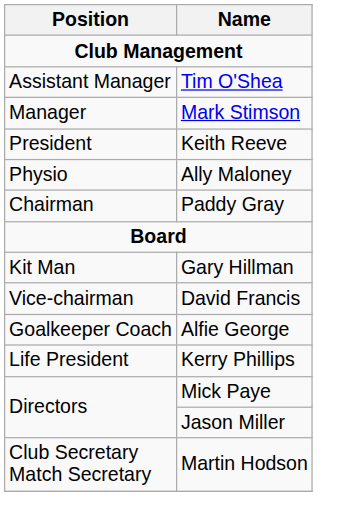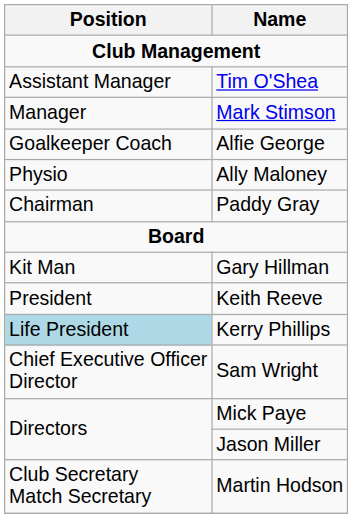rows swapped: (235, 329) <-> (234, 143)
- row: (241, 298)
(69, 360) no background -> (69, 329) lightblue background
+ row: (267, 371)
